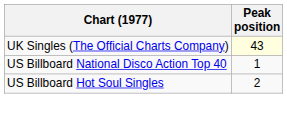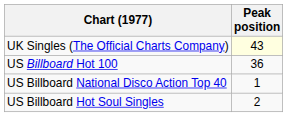+ row: (62, 64)
